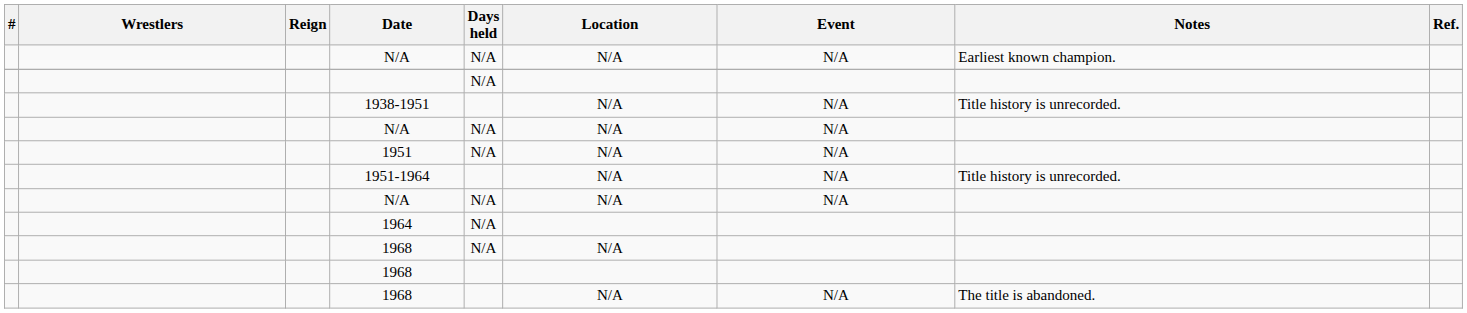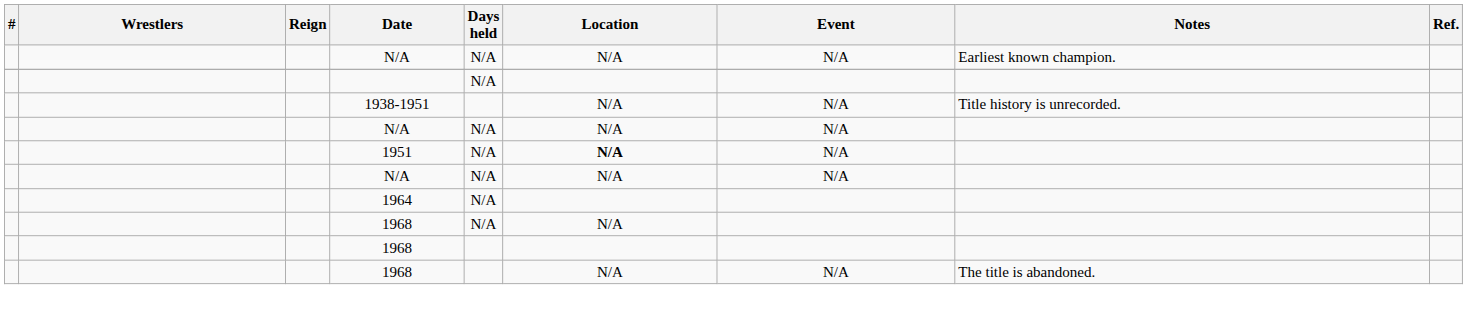(610, 152) normal -> (610, 152) bold
- row: (12, 176)
